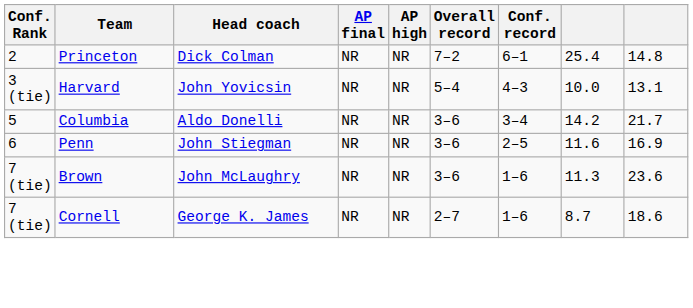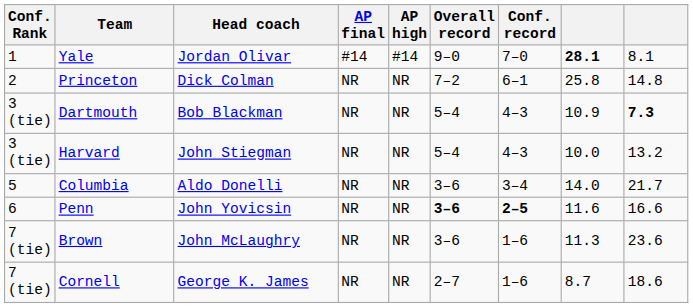+ row: (76, 57)
(582, 57) 25.4 -> (582, 81) 25.8
+ row: (98, 113)
(234, 89) John Yovicsin -> (234, 153) John Stiegman
(645, 89) 13.1 -> (645, 153) 13.2
(582, 121) 14.2 -> (582, 185) 14.0
(234, 145) John Stiegman -> (234, 209) John Yovicsin
(447, 145) normal -> (447, 209) bold
(515, 145) normal -> (515, 209) bold
(645, 145) 16.9 -> (645, 209) 16.6
